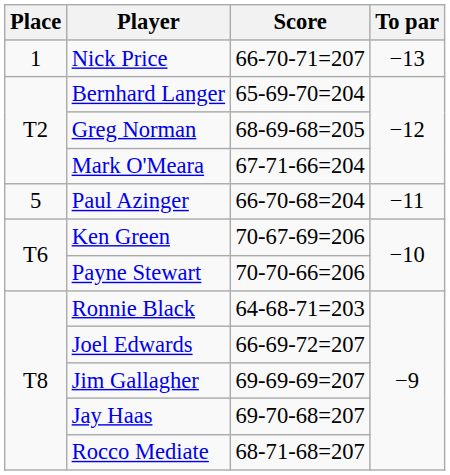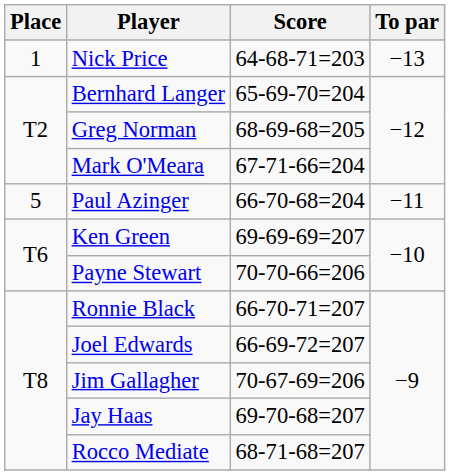(300, 58) 66-70-71=207 -> (300, 58) 64-68-71=203
(300, 237) 70-67-69=206 -> (300, 237) 69-69-69=207
(300, 308) 64-68-71=203 -> (300, 308) 66-70-71=207
(300, 380) 69-69-69=207 -> (300, 380) 70-67-69=206
